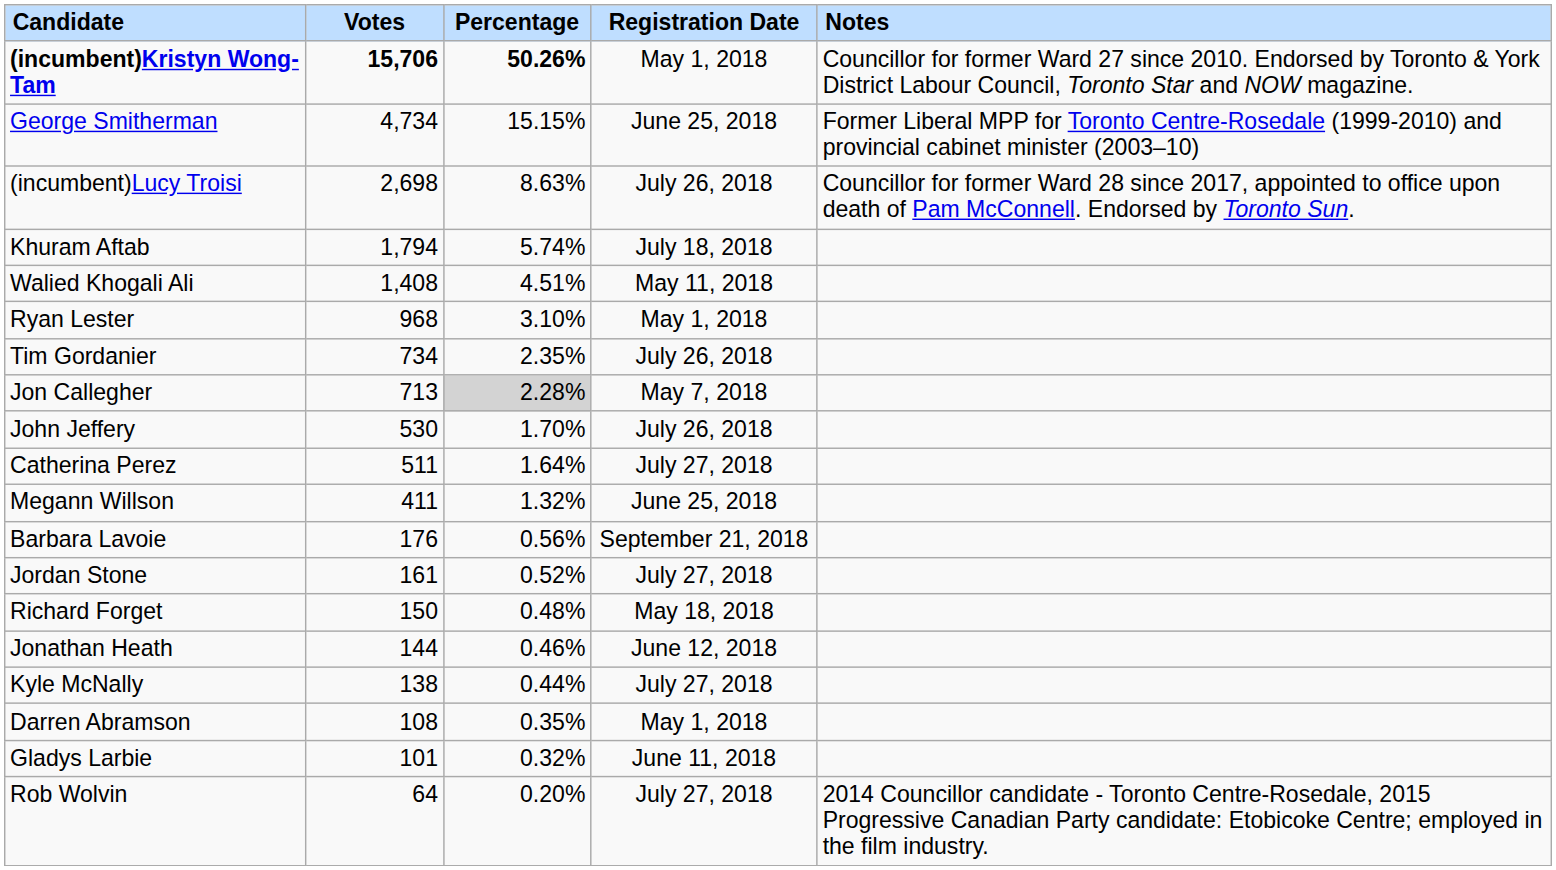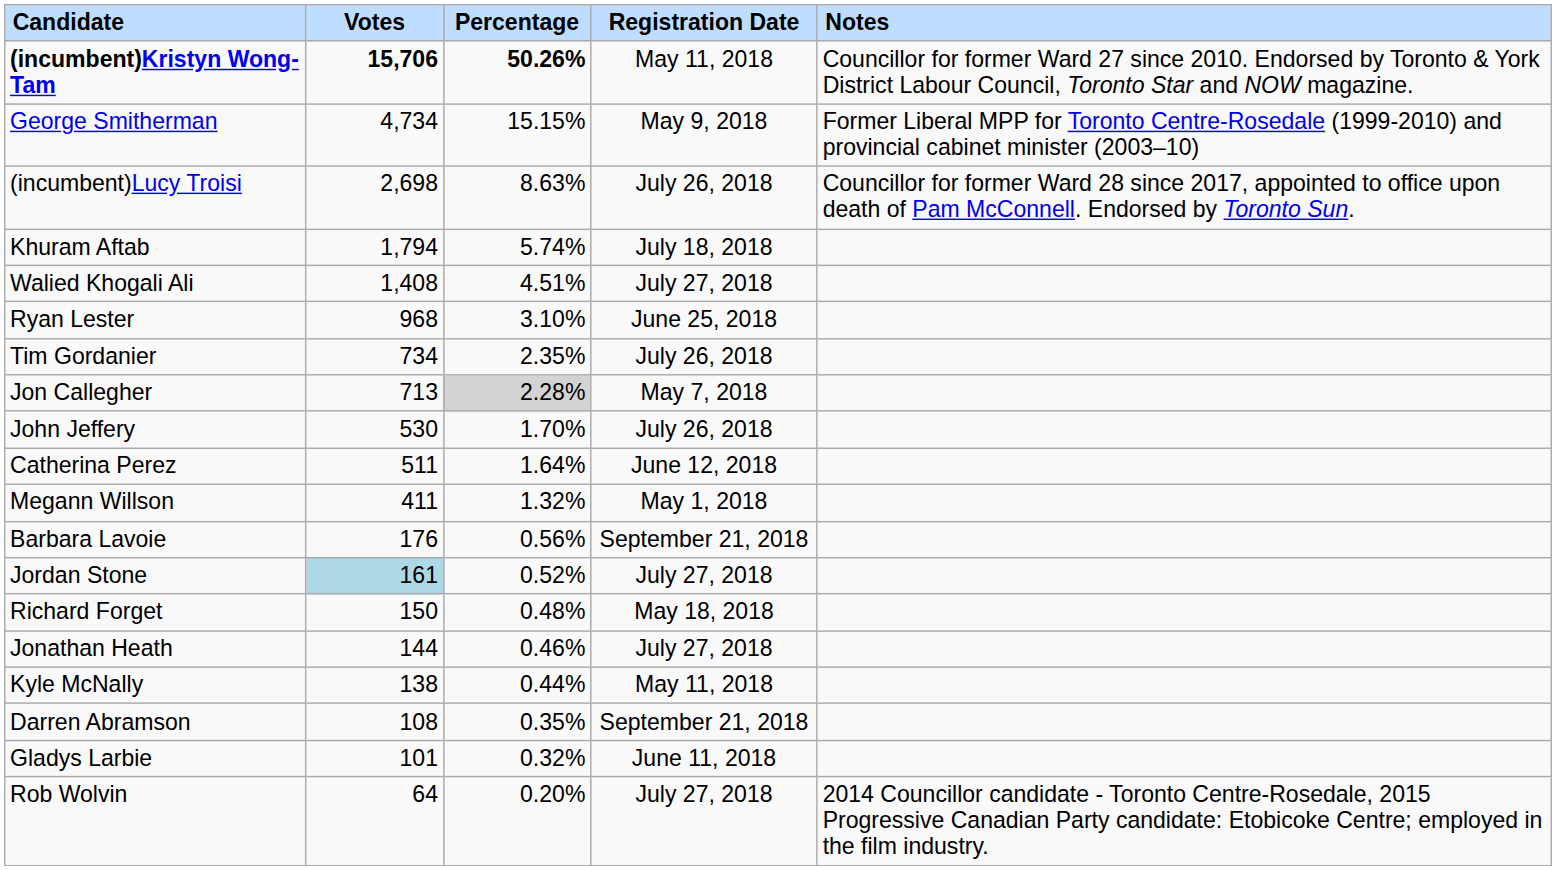(704, 59) May 1, 2018 -> (704, 59) May 11, 2018
(704, 121) June 25, 2018 -> (704, 121) May 9, 2018
(704, 283) May 11, 2018 -> (704, 283) July 27, 2018
(704, 319) May 1, 2018 -> (704, 319) June 25, 2018
(704, 465) July 27, 2018 -> (704, 465) June 12, 2018
(704, 502) June 25, 2018 -> (704, 502) May 1, 2018
(419, 575) no background -> (419, 575) lightblue background
(704, 648) June 12, 2018 -> (704, 648) July 27, 2018
(704, 685) July 27, 2018 -> (704, 685) May 11, 2018
(704, 721) May 1, 2018 -> (704, 721) September 21, 2018
